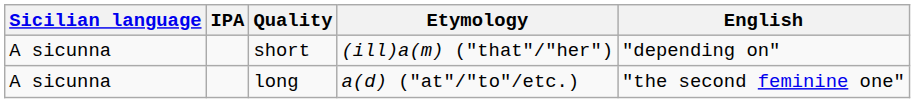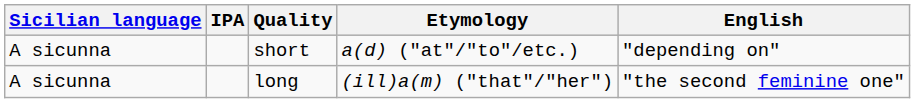(477, 51) (ill)a(m) ("that"/"her") -> (460, 51) a(d) ("at"/"to"/etc.)
(460, 82) a(d) ("at"/"to"/etc.) -> (477, 82) (ill)a(m) ("that"/"her")
